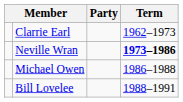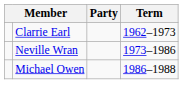(149, 50) bold -> (149, 50) normal
- row: (44, 87)
